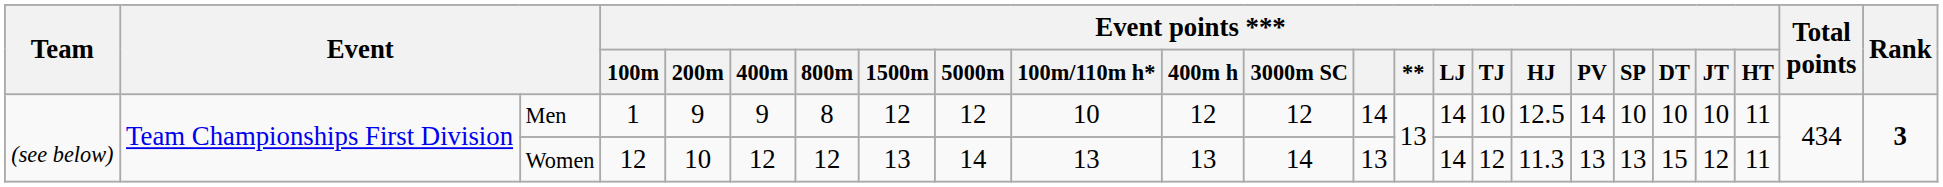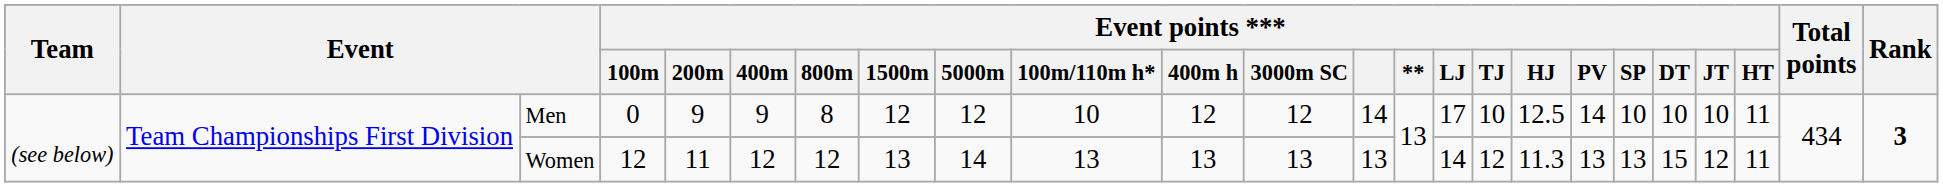(633, 115) 1 -> (633, 115) 0
(1453, 115) 14 -> (1453, 115) 17
(698, 159) 10 -> (698, 159) 11
(1299, 159) 14 -> (1299, 159) 13
